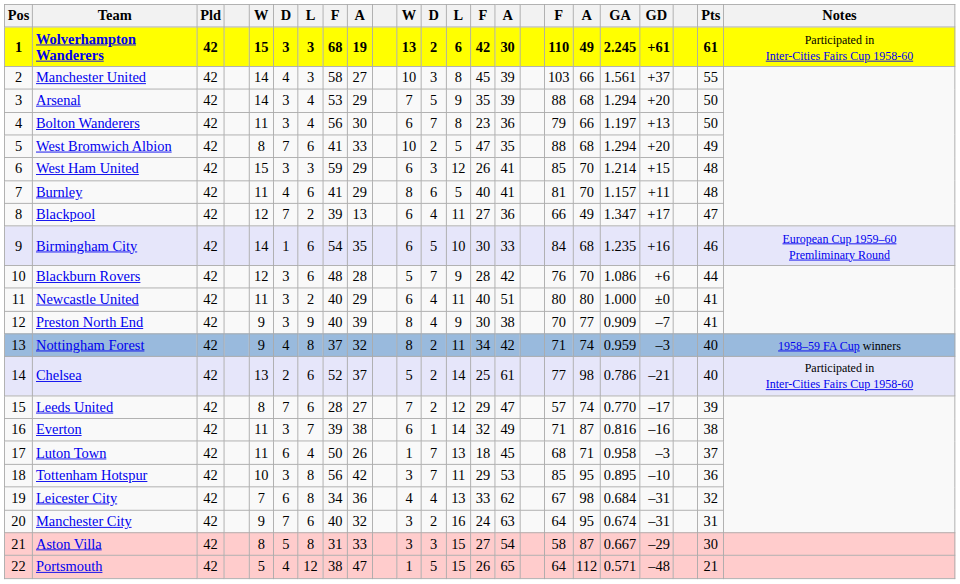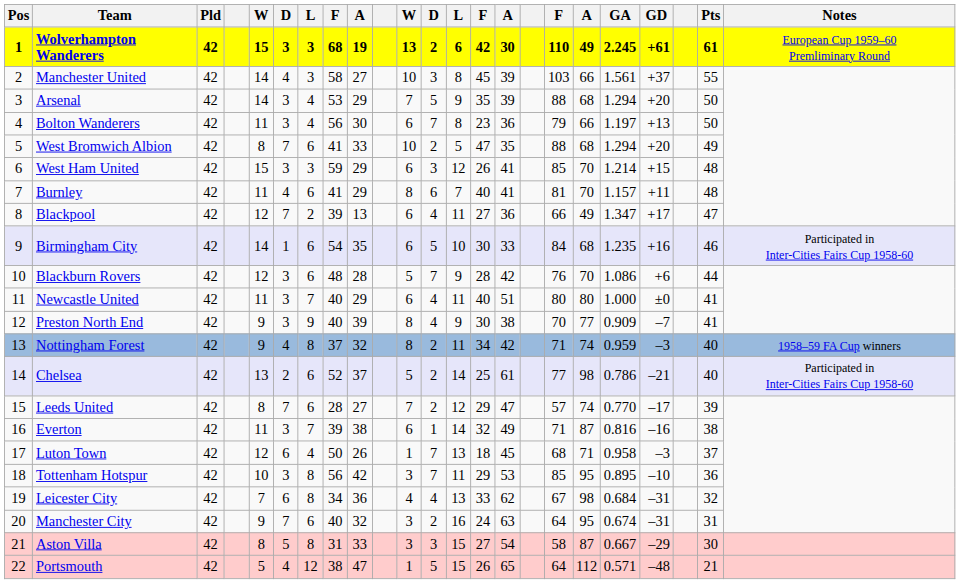(839, 47) Participated in Inter-Cities Fairs Cup 1958-60 -> (839, 47) European Cup 1959–60 Premliminary Round
(458, 191) 5 -> (458, 191) 7
(839, 246) European Cup 1959–60 Premliminary Round -> (839, 246) Participated in Inter-Cities Fairs Cup 1958-60
(311, 299) 2 -> (311, 299) 7
(261, 452) 11 -> (261, 452) 12
